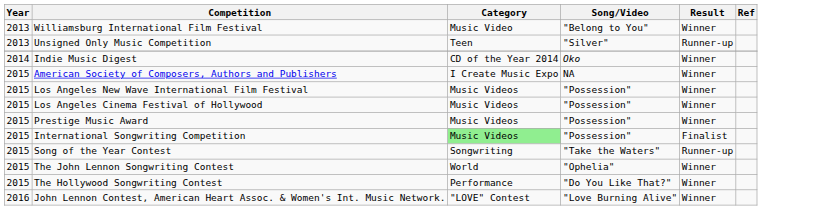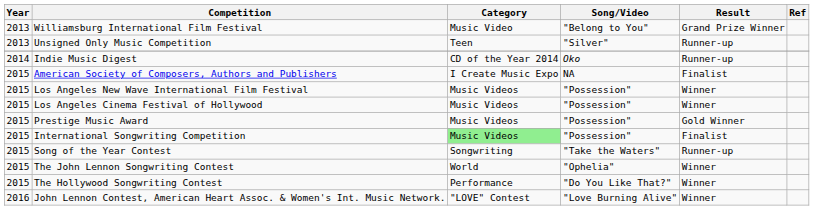(699, 28) Winner -> (733, 28) Grand Prize Winner
(699, 58) Winner -> (707, 58) Runner-up
(699, 74) Winner -> (705, 74) Finalist
(699, 120) Winner -> (713, 120) Gold Winner
